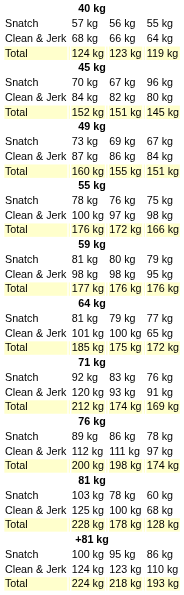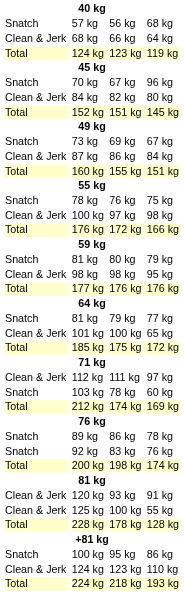(160, 23) 55 kg -> (160, 23) 68 kg
rows swapped: (22, 377) <-> (36, 451)
rows swapped: (36, 392) <-> (22, 495)
(160, 510) 68 kg -> (160, 510) 55 kg
